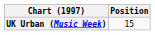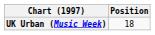(129, 24) 15 -> (129, 24) 18
